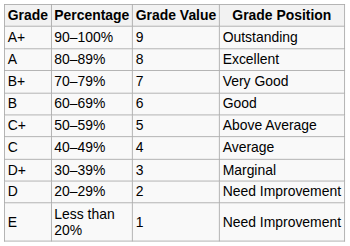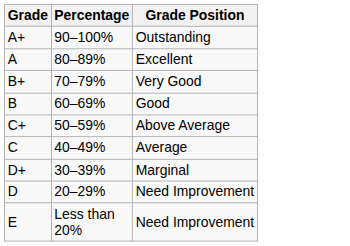- column: (176, 15)
